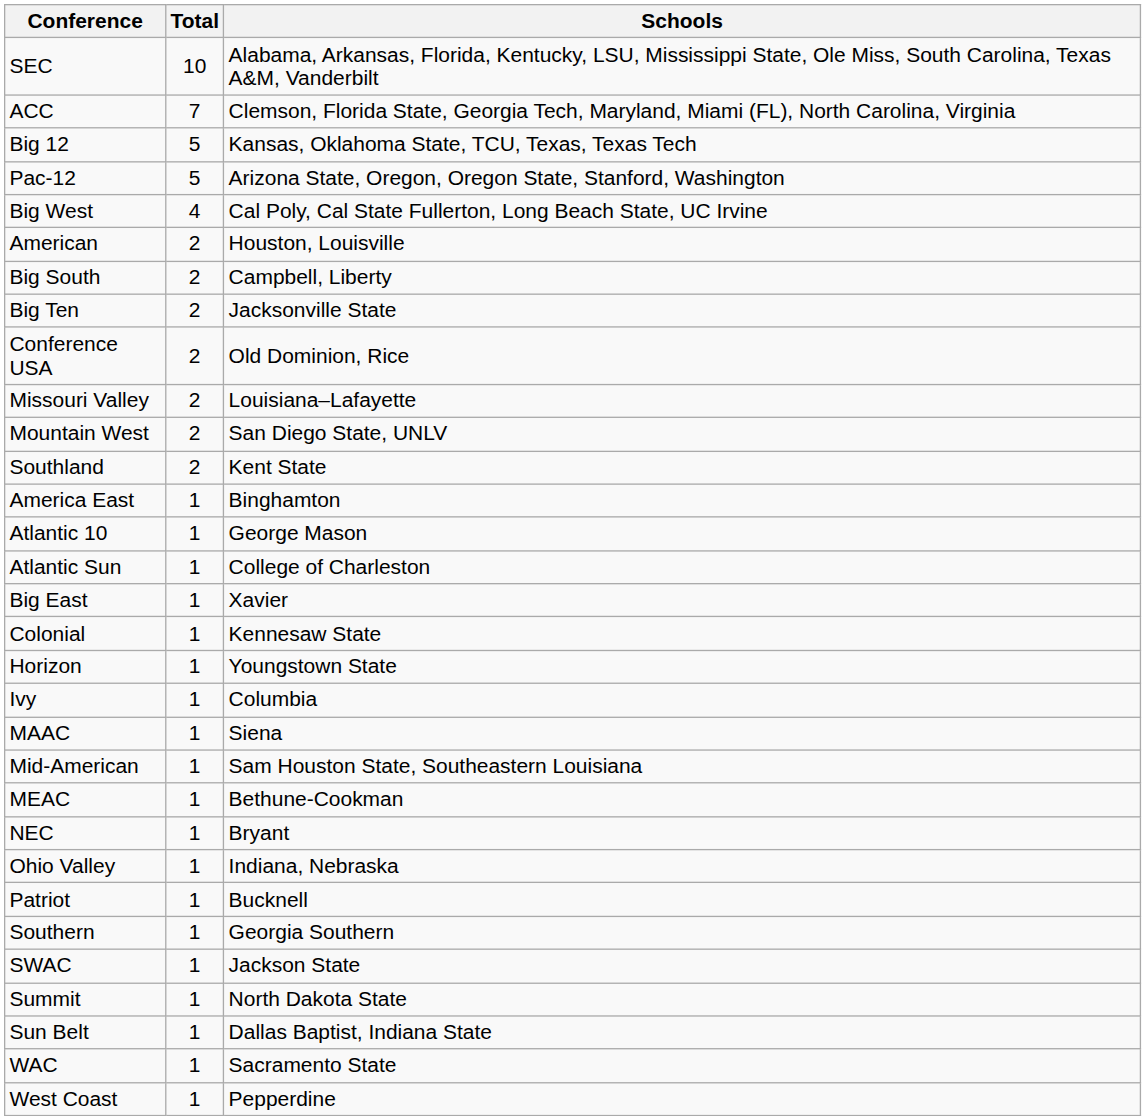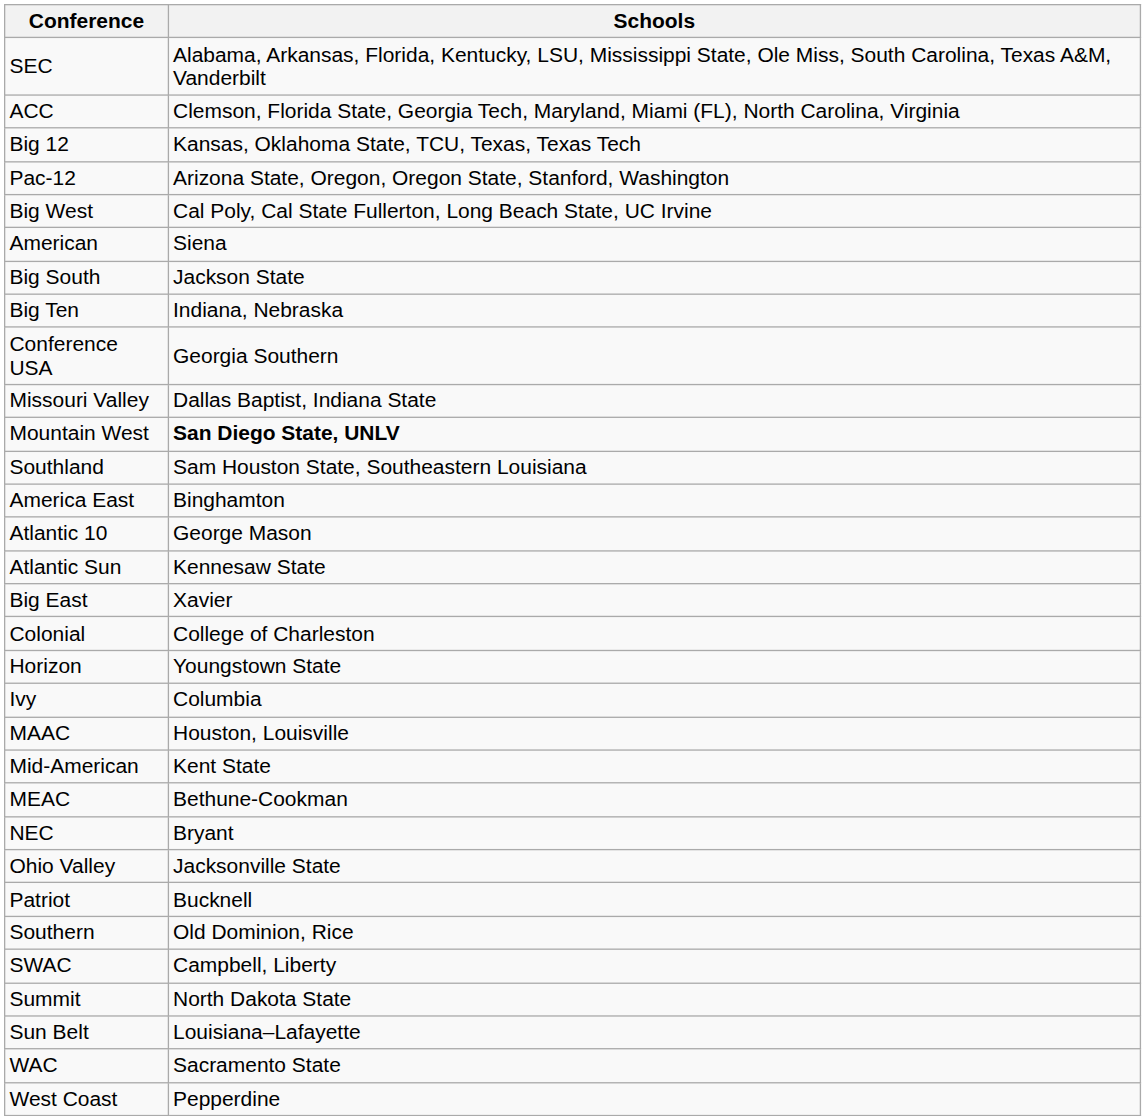- column: (195, 21)
(317, 244) Houston, Louisville -> (200, 244) Siena
(310, 277) Campbell, Liberty -> (239, 277) Jackson State
(313, 310) Jacksonville State -> (258, 310) Indiana, Nebraska
(319, 355) Old Dominion, Rice -> (256, 355) Georgia Southern
(322, 400) Louisiana–Lafayette -> (305, 400) Dallas Baptist, Indiana State
(338, 433) normal -> (286, 433) bold
(278, 467) Kent State -> (380, 467) Sam Houston State, Southeastern Louisiana
(329, 566) College of Charleston -> (249, 566) Kennesaw State
(305, 633) Kennesaw State -> (274, 633) College of Charleston
(255, 733) Siena -> (261, 733) Houston, Louisville
(435, 766) Sam Houston State, Southeastern Louisiana -> (222, 766) Kent State
(314, 866) Indiana, Nebraska -> (257, 866) Jacksonville State
(311, 932) Georgia Southern -> (263, 932) Old Dominion, Rice
(294, 965) Jackson State -> (255, 965) Campbell, Liberty
(360, 1032) Dallas Baptist, Indiana State -> (267, 1032) Louisiana–Lafayette
